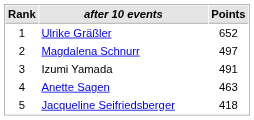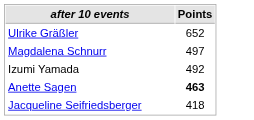- column: (22, 14)
(228, 69) 491 -> (195, 69) 492
(228, 87) normal -> (195, 87) bold
